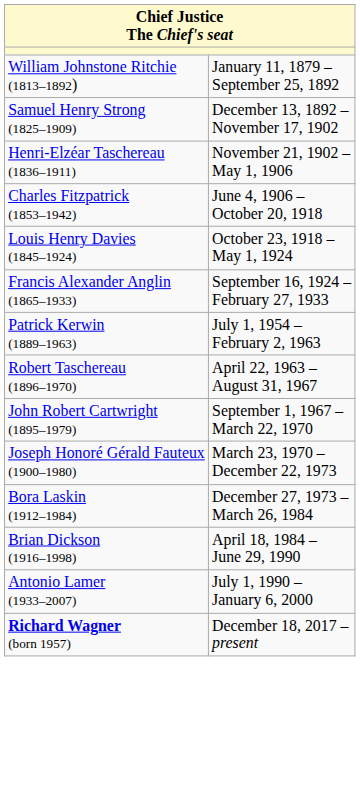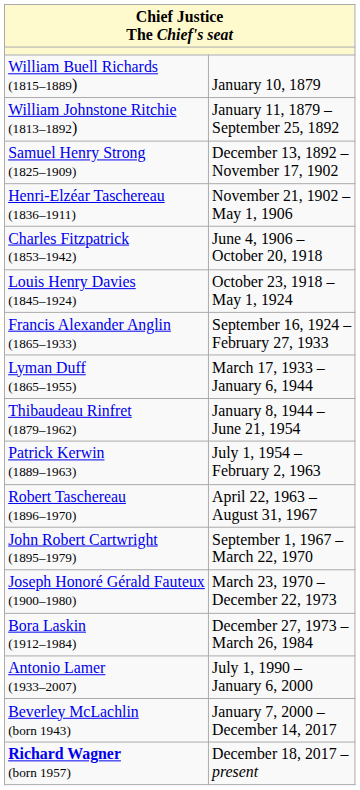+ row: (83, 76)
+ row: (47, 376)
+ row: (70, 419)
- row: (54, 548)
+ row: (73, 720)
